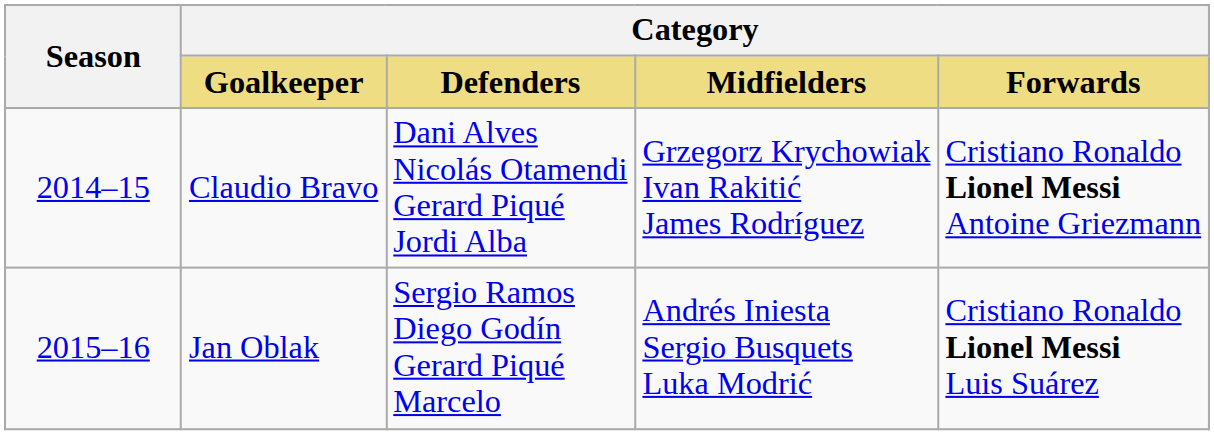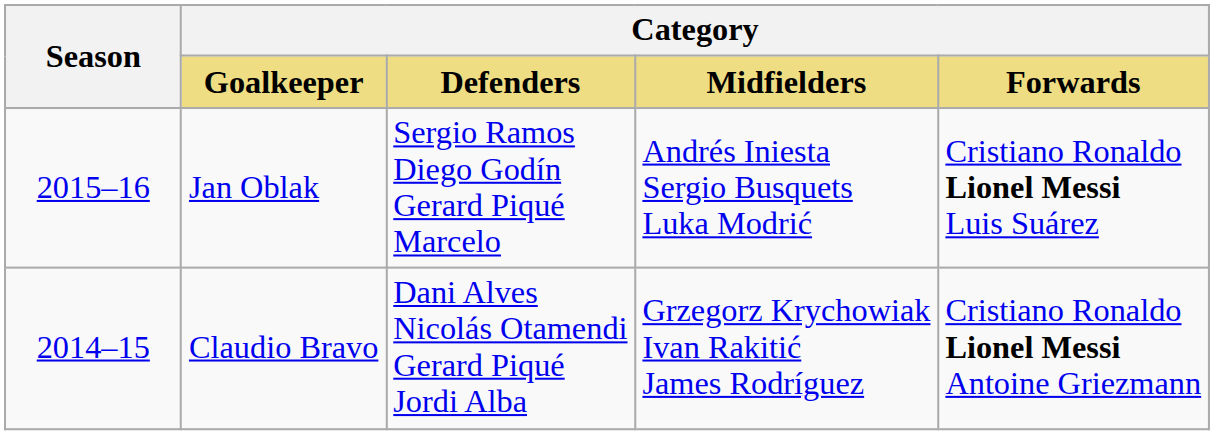rows swapped: (284, 187) <-> (254, 347)
